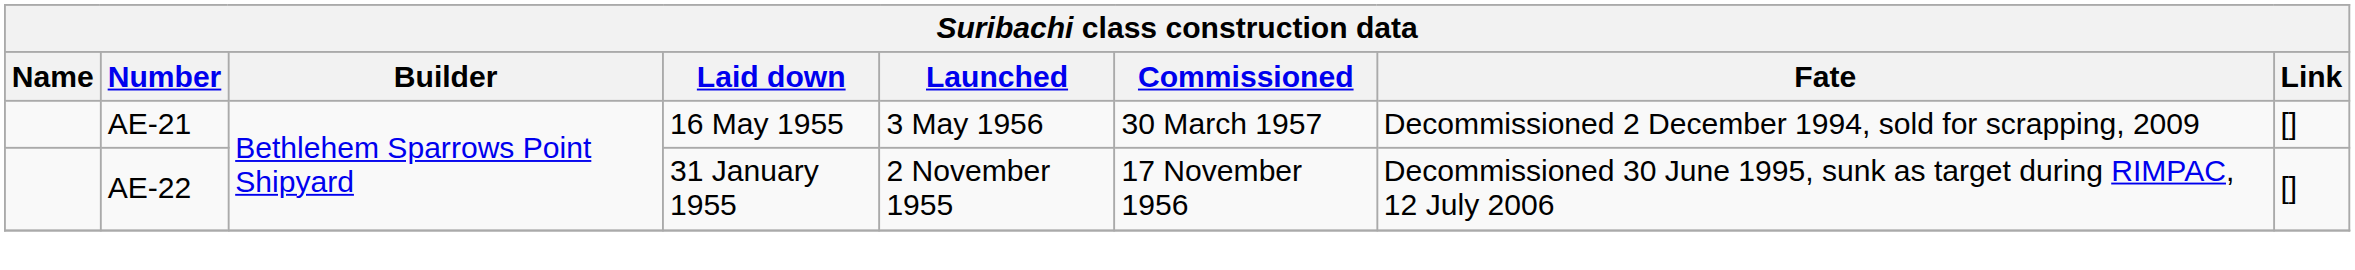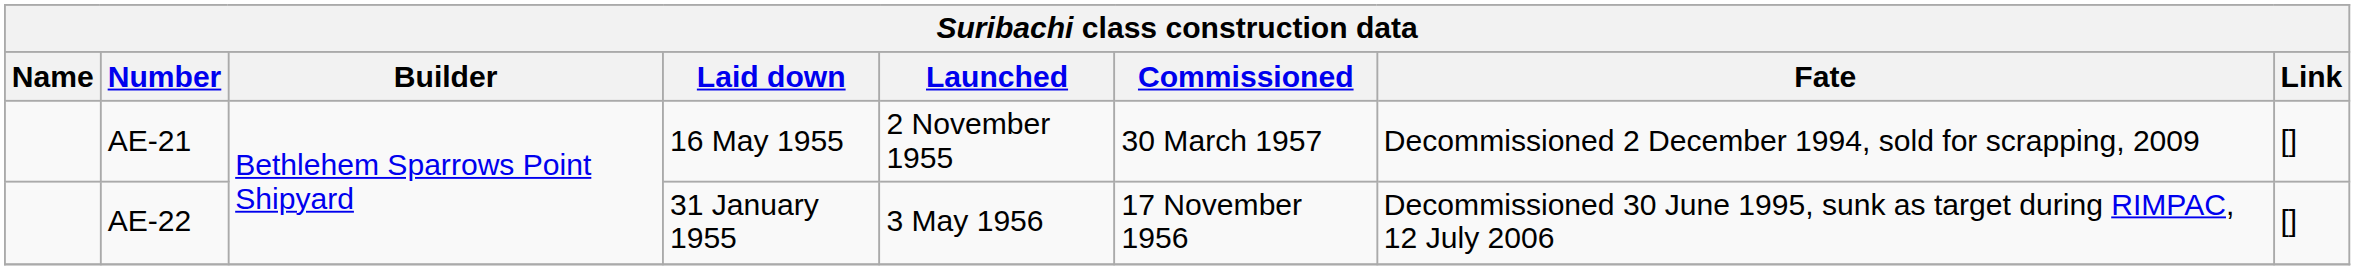(965, 123) 3 May 1956 -> (968, 140) 2 November 1955
(968, 188) 2 November 1955 -> (965, 222) 3 May 1956
